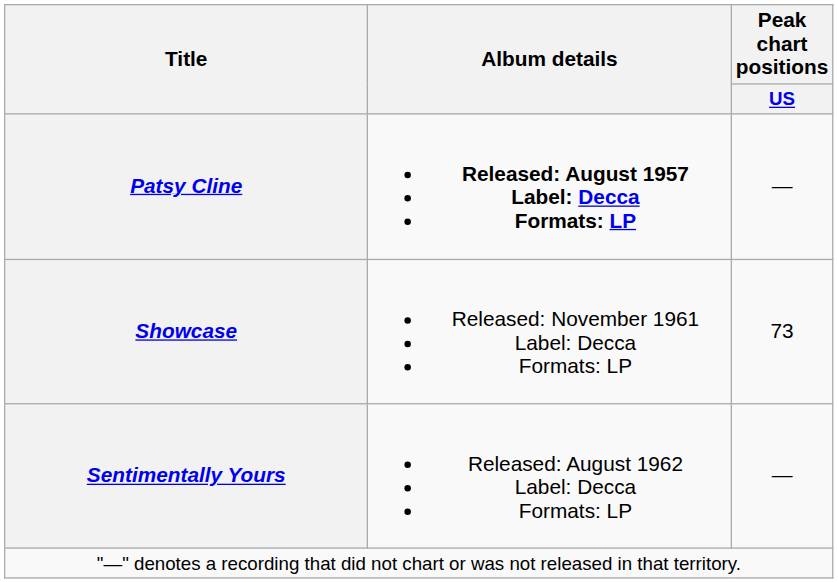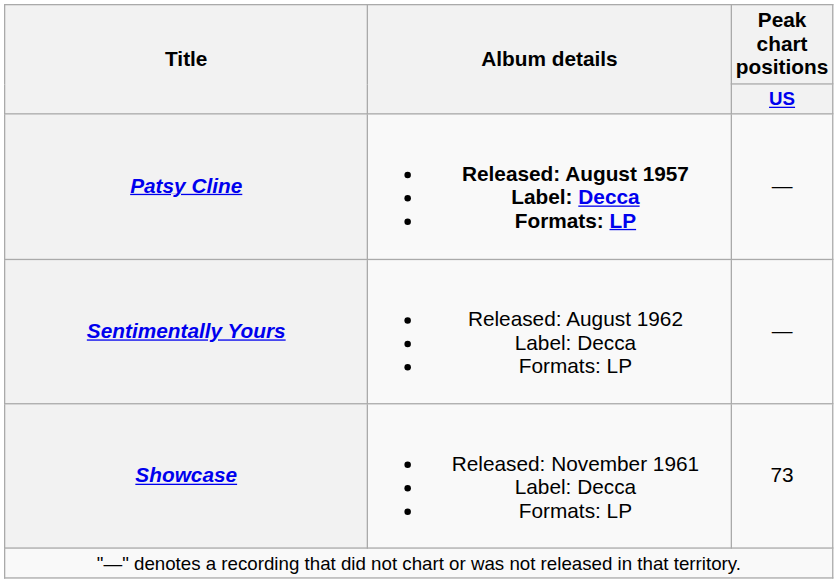rows swapped: (186, 331) <-> (186, 475)
